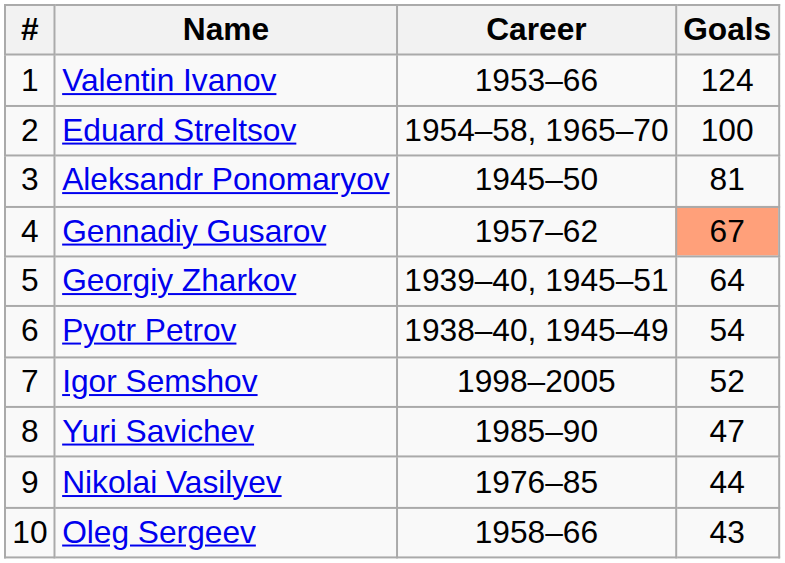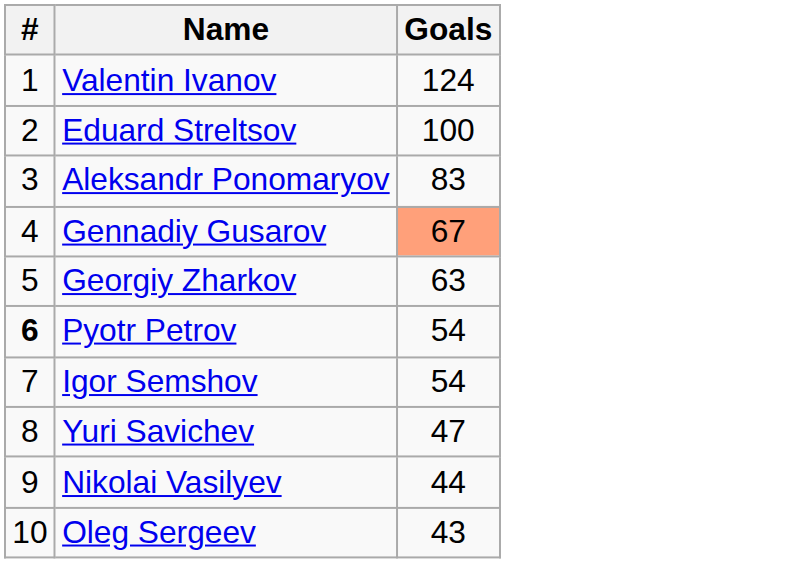- column: (536, 29)
(727, 180) 81 -> (448, 180) 83
(727, 280) 64 -> (448, 280) 63
(30, 331) normal -> (30, 331) bold
(727, 381) 52 -> (448, 381) 54
